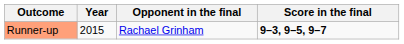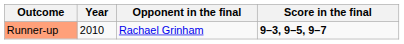(92, 30) 2015 -> (92, 30) 2010
